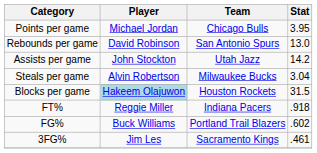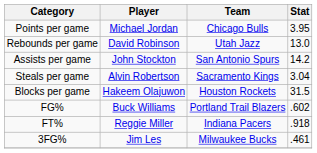(238, 44) San Antonio Spurs -> (238, 44) Utah Jazz
(238, 60) Utah Jazz -> (238, 60) San Antonio Spurs
(238, 76) Milwaukee Bucks -> (238, 76) Sacramento Kings
(144, 92) lightblue background -> (144, 92) no background
rows swapped: (52, 124) <-> (52, 108)
(238, 140) Sacramento Kings -> (238, 140) Milwaukee Bucks
